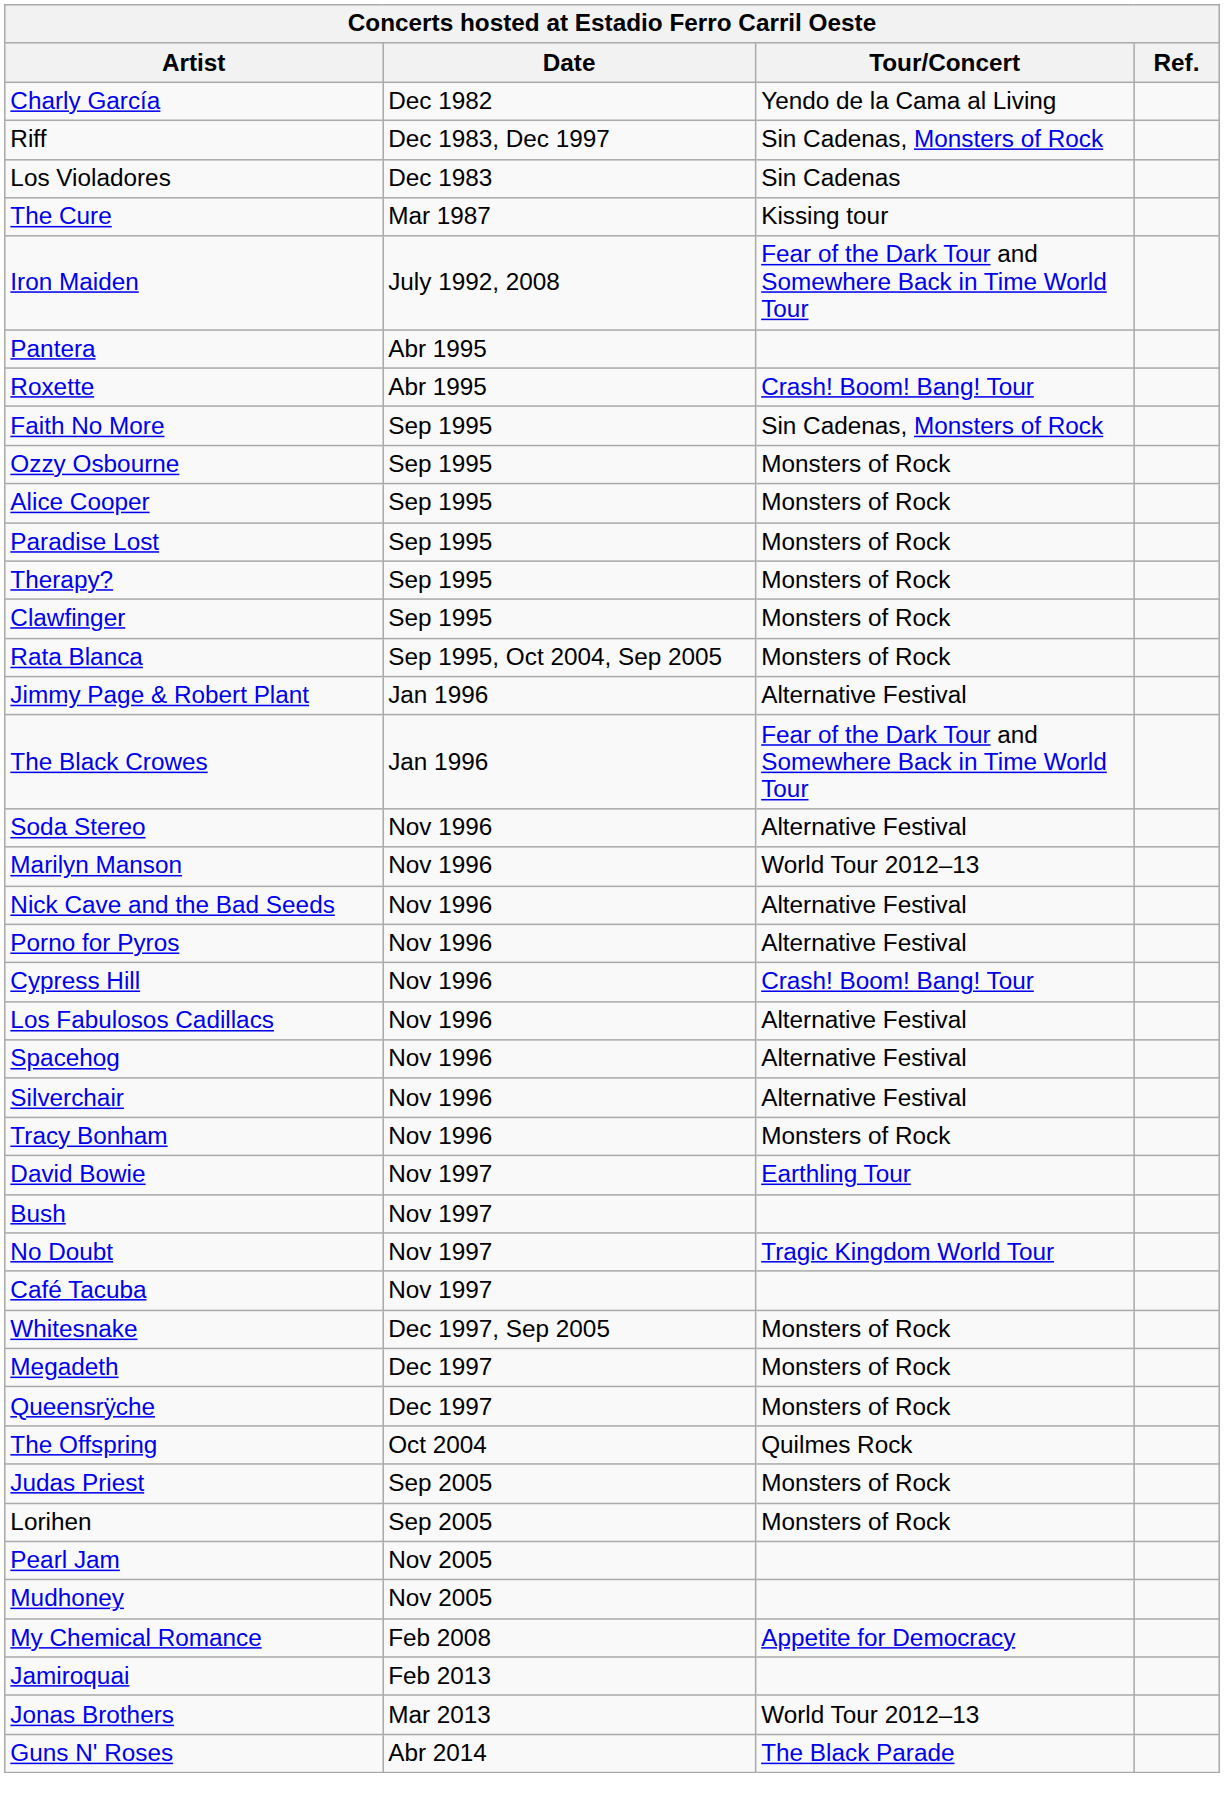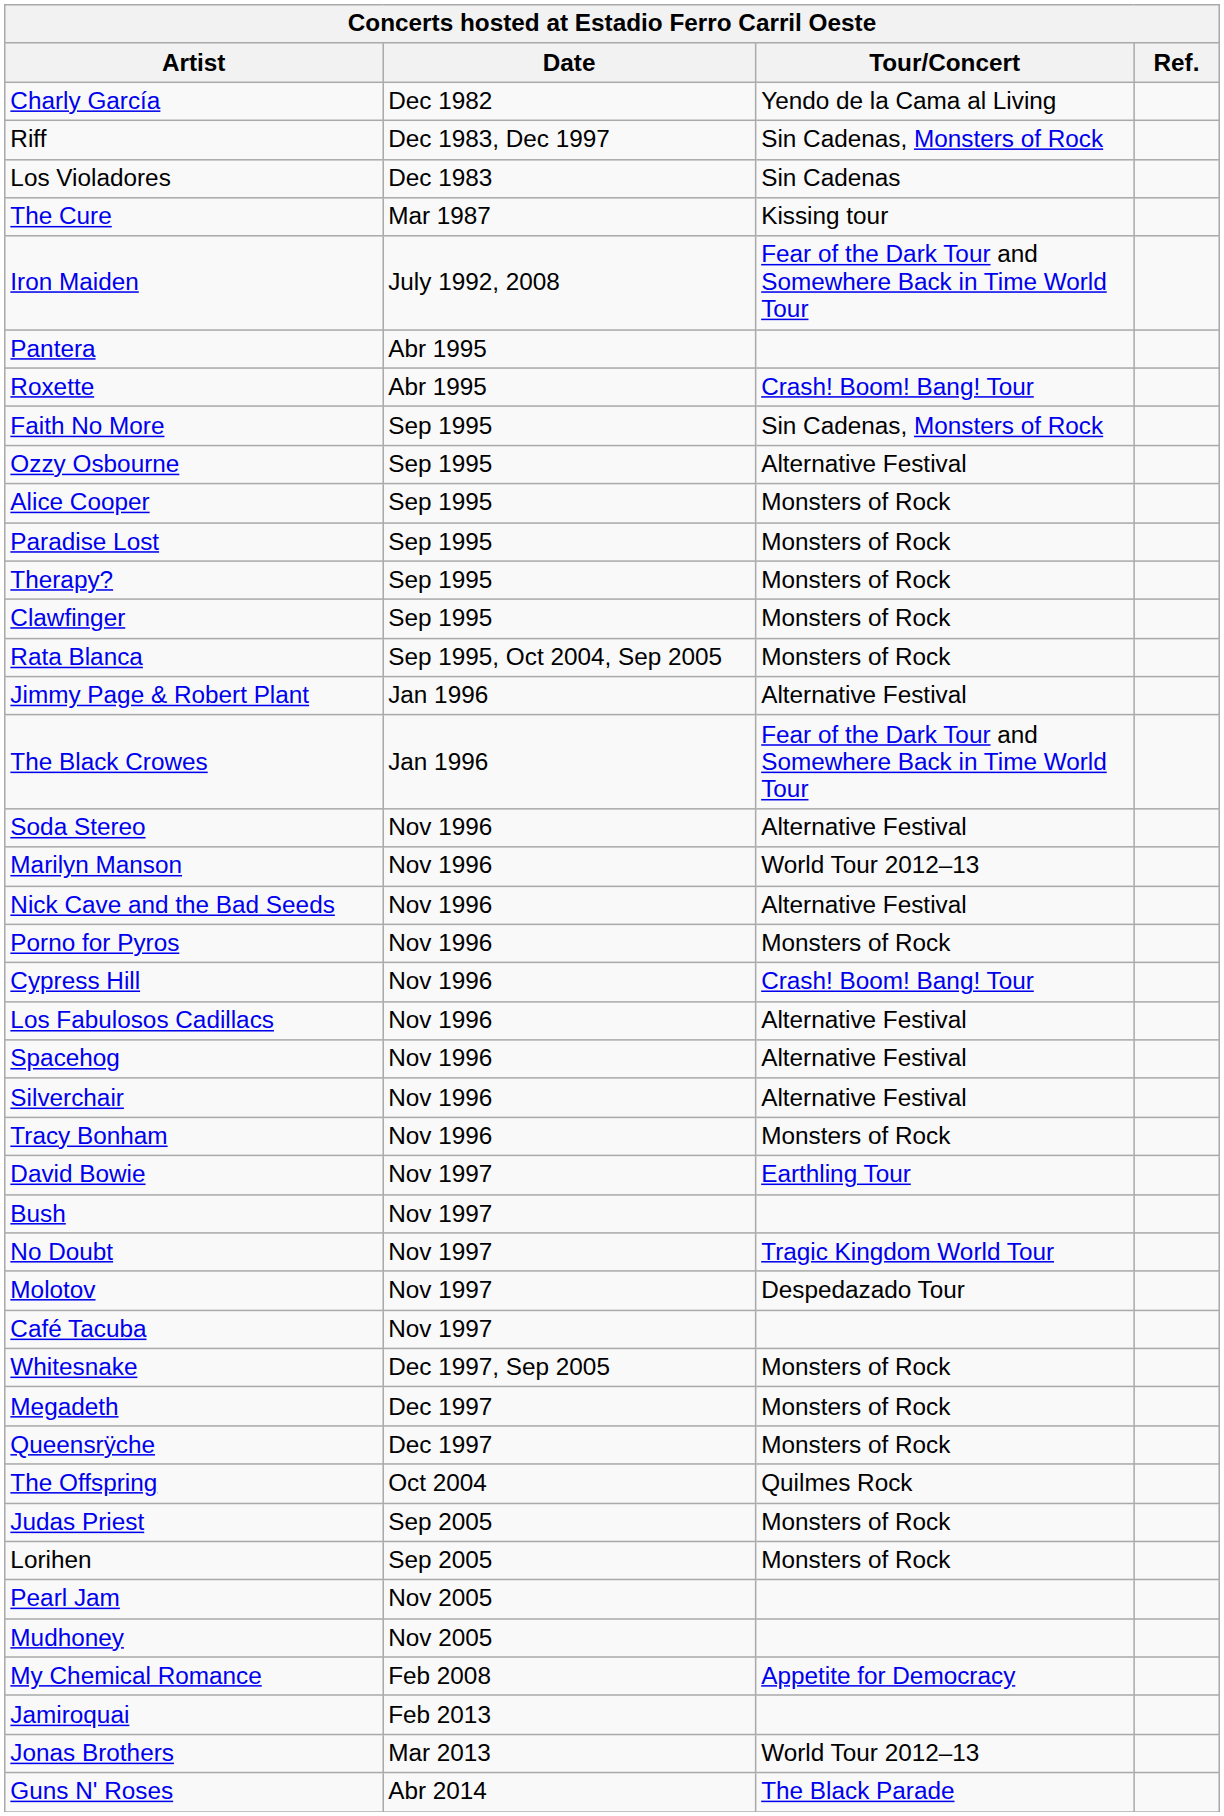(856, 464) Monsters of Rock -> (864, 464) Alternative Festival
(864, 943) Alternative Festival -> (856, 943) Monsters of Rock
+ row: (53, 1290)
